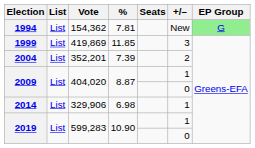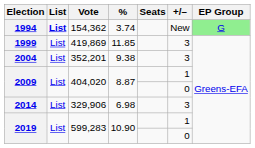(58, 27) normal -> (58, 27) bold
(126, 27) 7.81 -> (126, 27) 3.74
(126, 58) 7.39 -> (126, 58) 9.38
(187, 58) 2 -> (187, 58) 3
(187, 105) 1 -> (187, 105) 3
